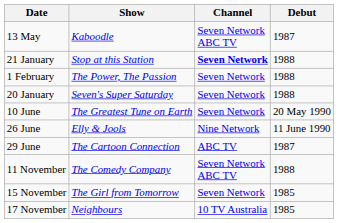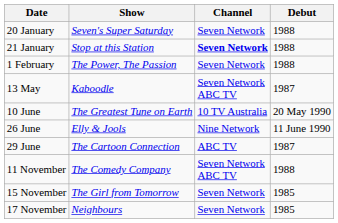rows swapped: (31, 94) <-> (24, 36)
(231, 111) Seven Network -> (232, 111) 10 TV Australia
(232, 210) 10 TV Australia -> (231, 210) Seven Network
